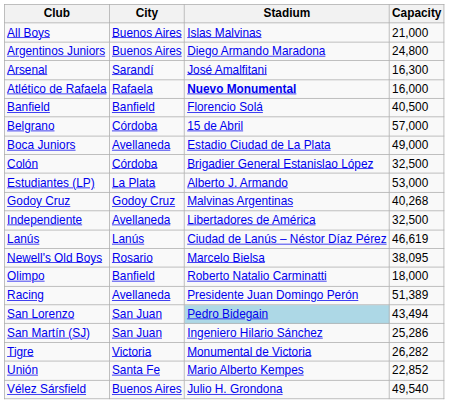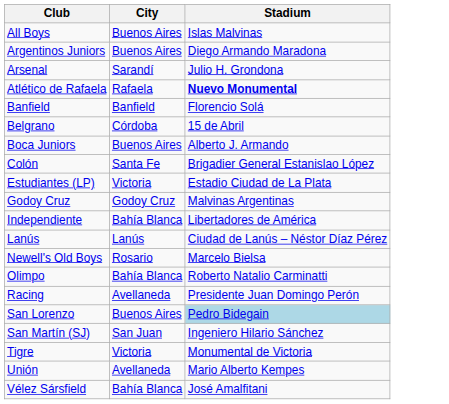- column: (417, 13)
(227, 70) José Amalfitani -> (236, 70) Julio H. Grondona
(141, 145) Avellaneda -> (147, 145) Buenos Aires
(259, 145) Estadio Ciudad de La Plata -> (238, 145) Alberto J. Armando
(135, 164) Córdoba -> (136, 164) Santa Fe
(134, 182) La Plata -> (132, 182) Victoria
(238, 182) Alberto J. Armando -> (260, 182) Estadio Ciudad de La Plata
(141, 220) Avellaneda -> (147, 220) Bahía Blanca
(133, 276) Banfield -> (147, 276) Bahía Blanca
(137, 314) San Juan -> (147, 314) Buenos Aires
(136, 370) Santa Fe -> (141, 370) Avellaneda
(147, 389) Buenos Aires -> (147, 389) Bahía Blanca
(235, 389) Julio H. Grondona -> (228, 389) José Amalfitani
